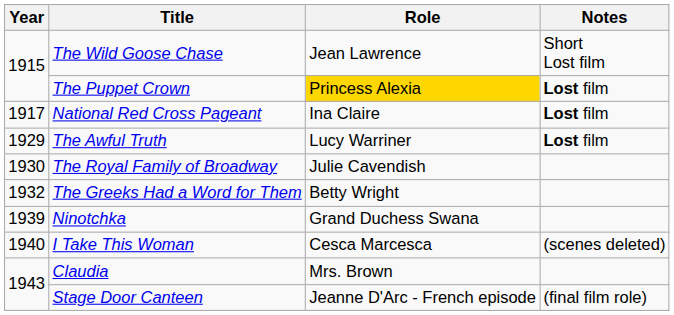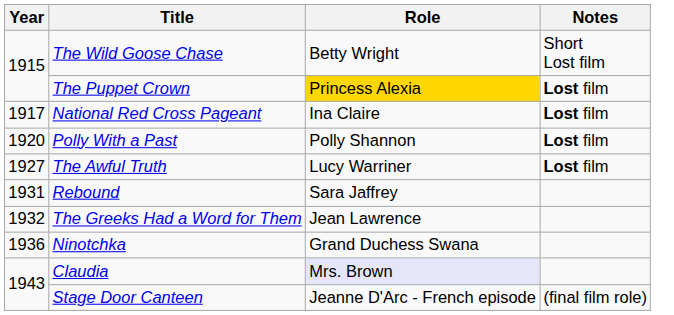(365, 52) Jean Lawrence -> (354, 52) Betty Wright
+ row: (115, 140)
(27, 140) 1929 -> (27, 166) 1927
- row: (165, 166)
+ row: (86, 192)
(354, 192) Betty Wright -> (365, 219) Jean Lawrence
(27, 219) 1939 -> (27, 245) 1936
- row: (123, 245)
(351, 271) no background -> (351, 271) lavender background
